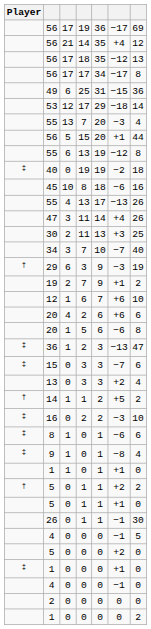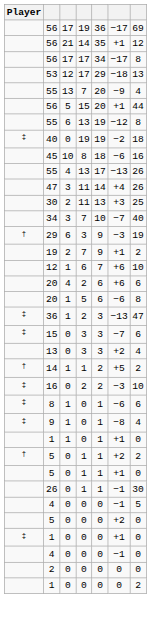(119, 44) +4 -> (119, 44) +1
- row: (52, 59)
- row: (52, 91)
(138, 106) 14 -> (138, 75) 13
(119, 122) −3 -> (119, 91) −9
